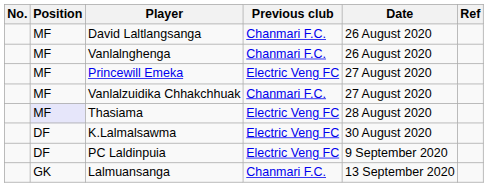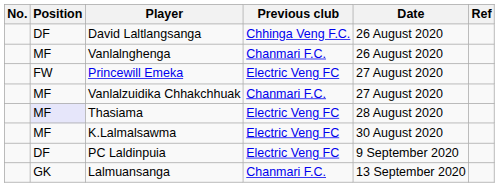(42, 34) MF -> (41, 34) DF
(286, 34) Chanmari F.C. -> (298, 34) Chhinga Veng F.C.
(42, 73) MF -> (43, 73) FW
(41, 133) DF -> (42, 133) MF
